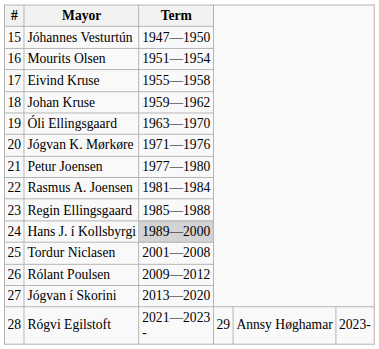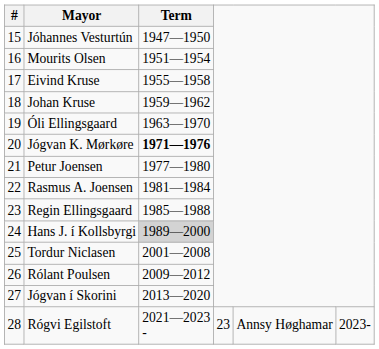(176, 145) normal -> (176, 145) bold
(223, 325) 29 -> (223, 325) 23
